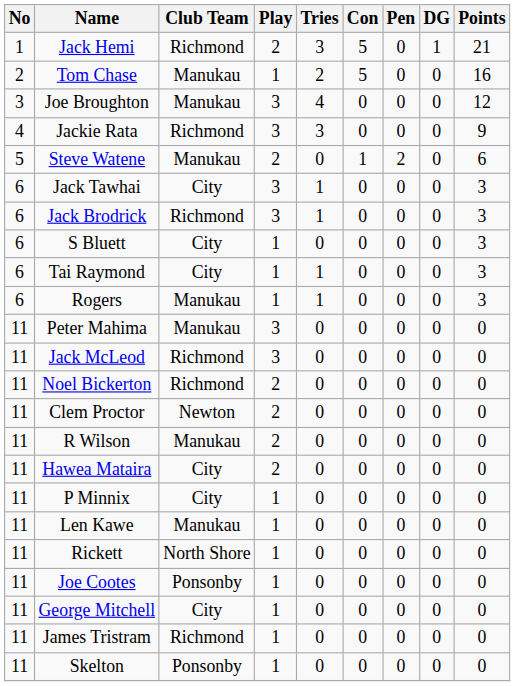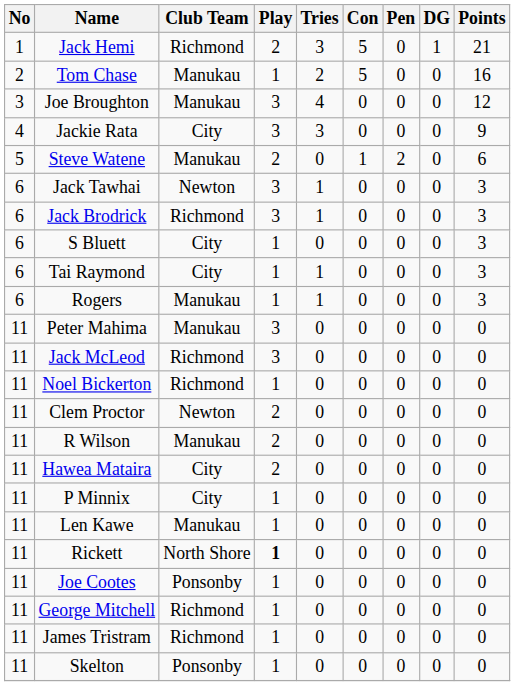(207, 131) Richmond -> (207, 131) City
(207, 187) City -> (207, 187) Newton
(276, 384) 2 -> (276, 384) 1
(276, 553) normal -> (276, 553) bold
(207, 610) City -> (207, 610) Richmond
